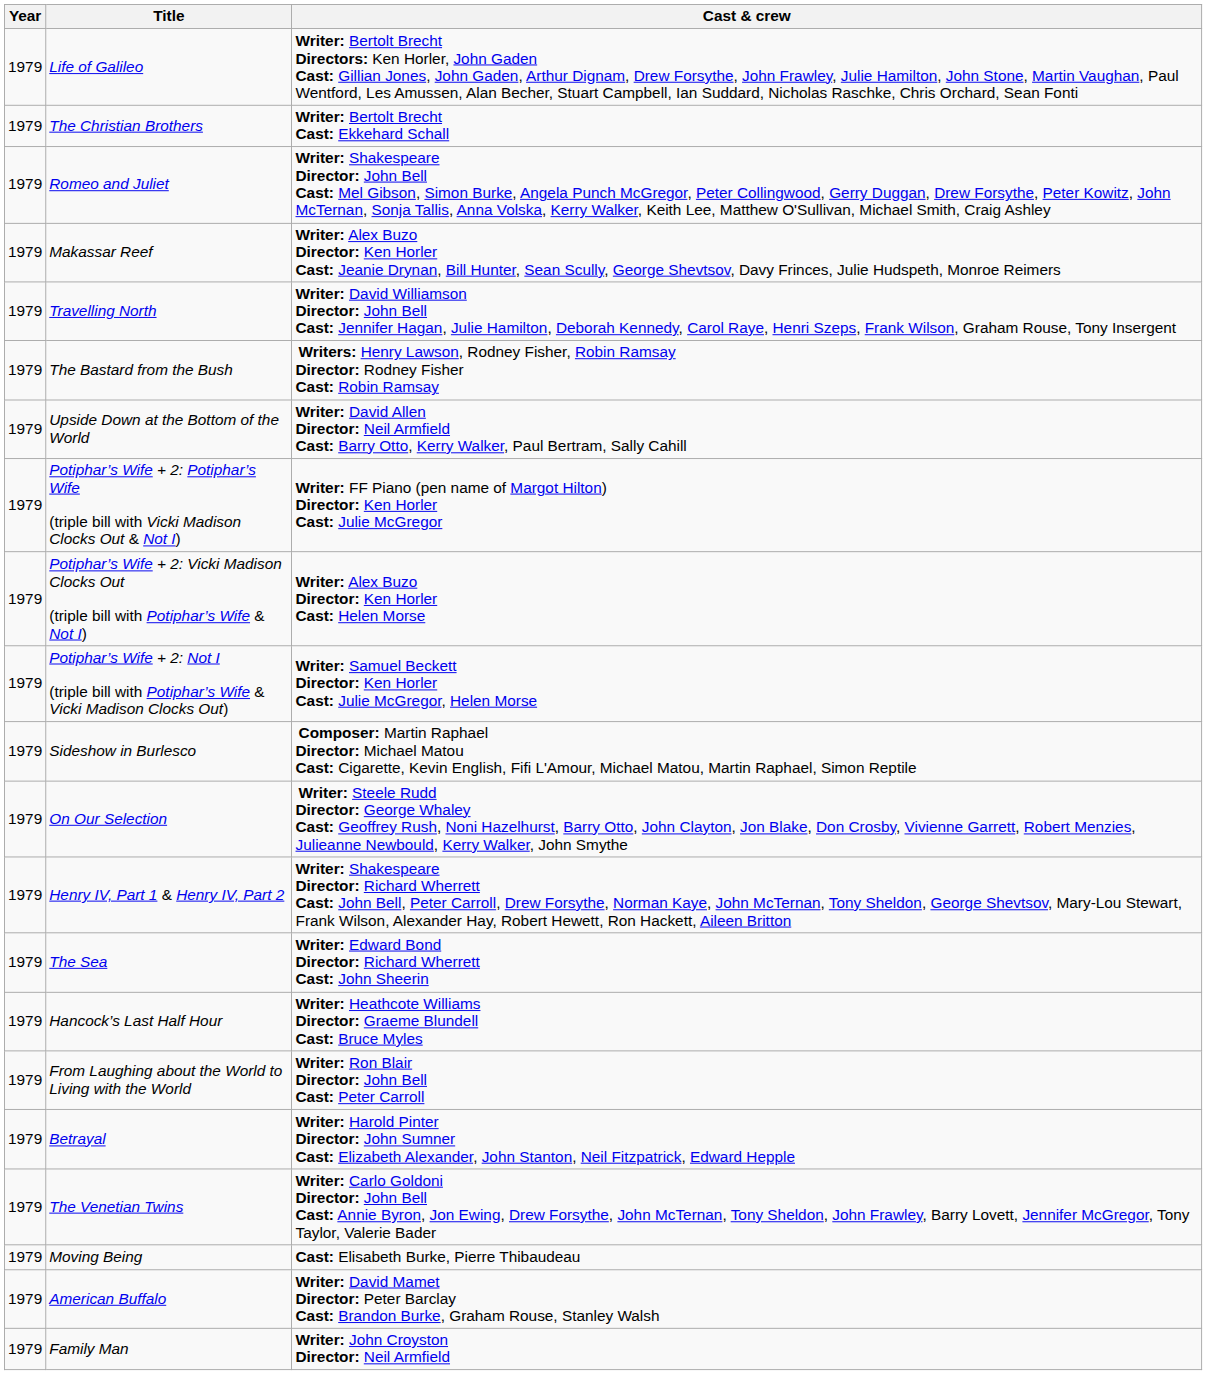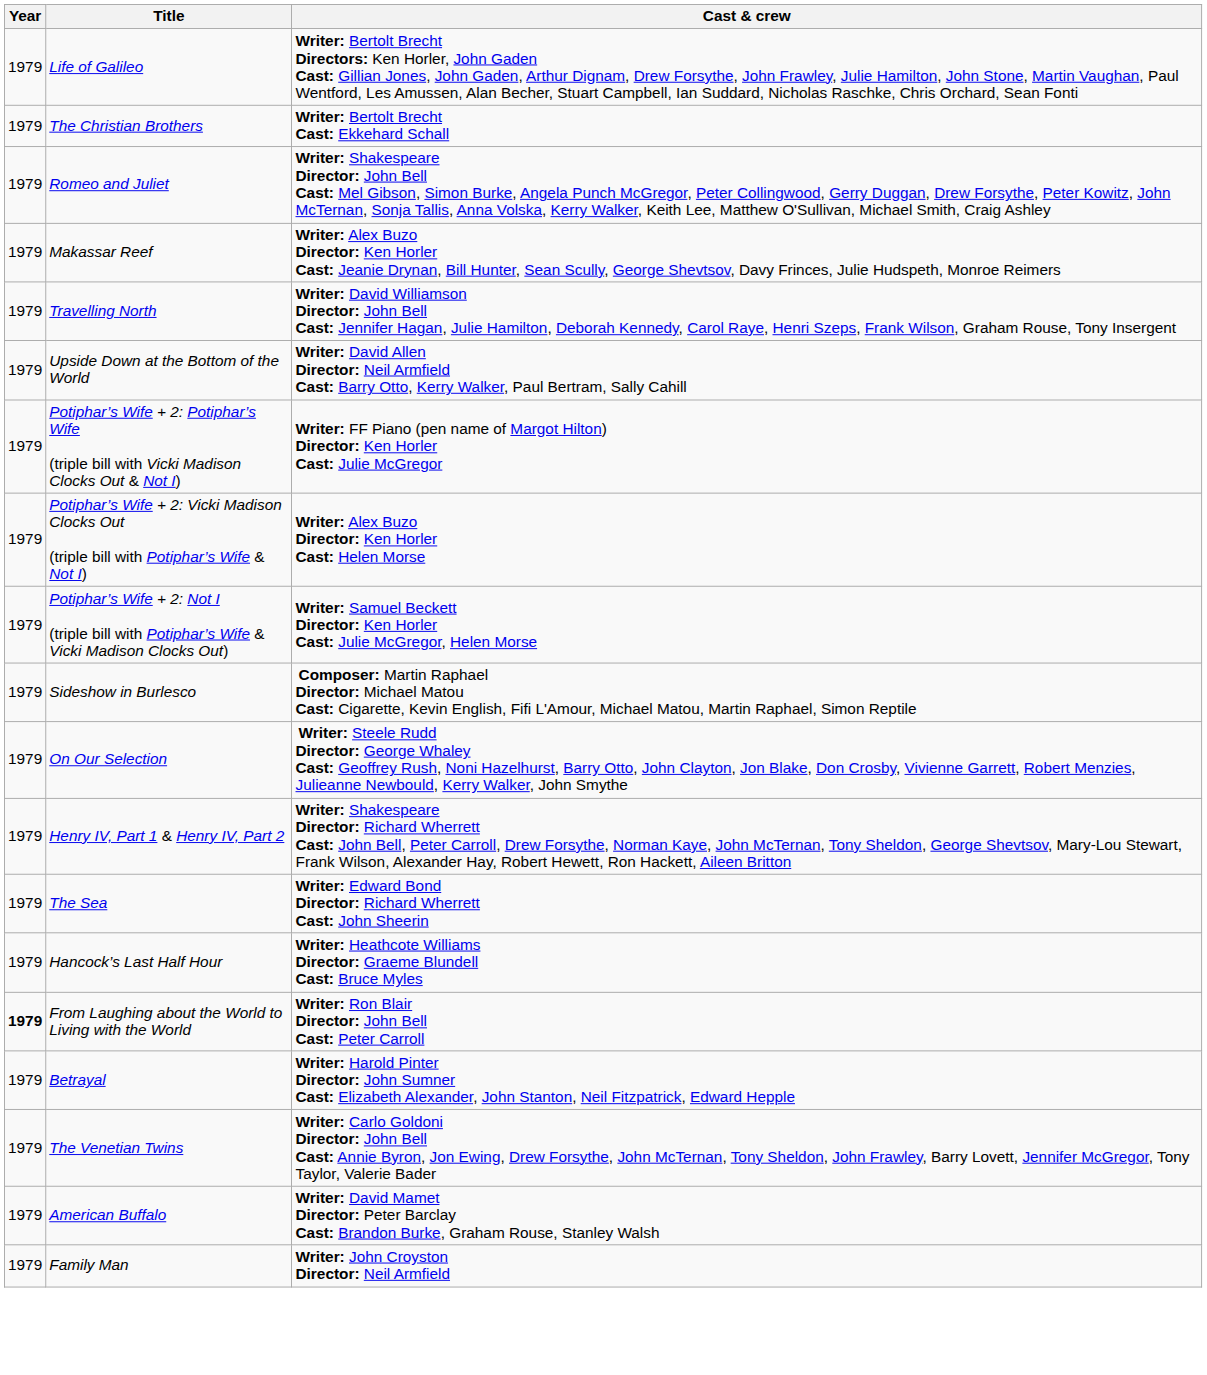- row: (143, 370)
(25, 1080) normal -> (25, 1021) bold
- row: (96, 1257)
